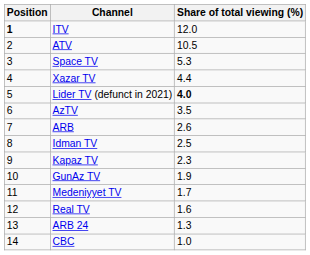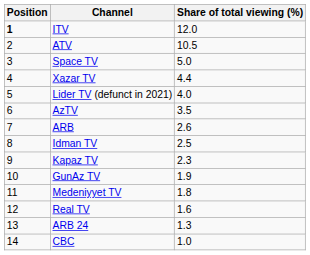(184, 62) 5.3 -> (184, 62) 5.0
(184, 95) bold -> (184, 95) normal
(184, 193) 1.7 -> (184, 193) 1.8
